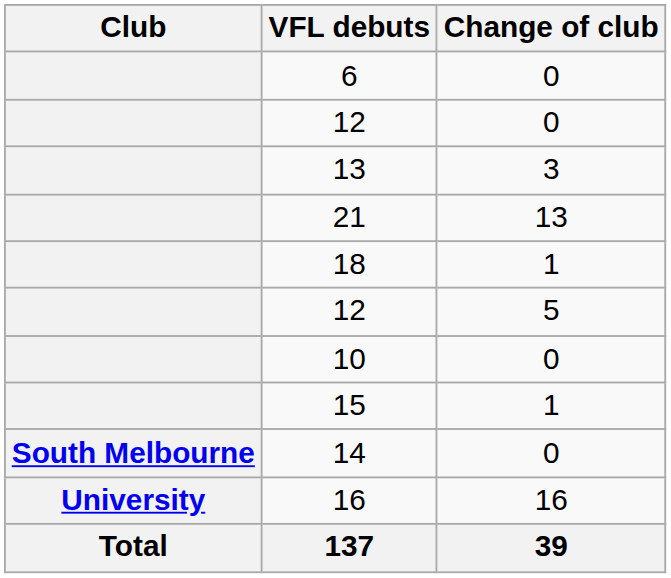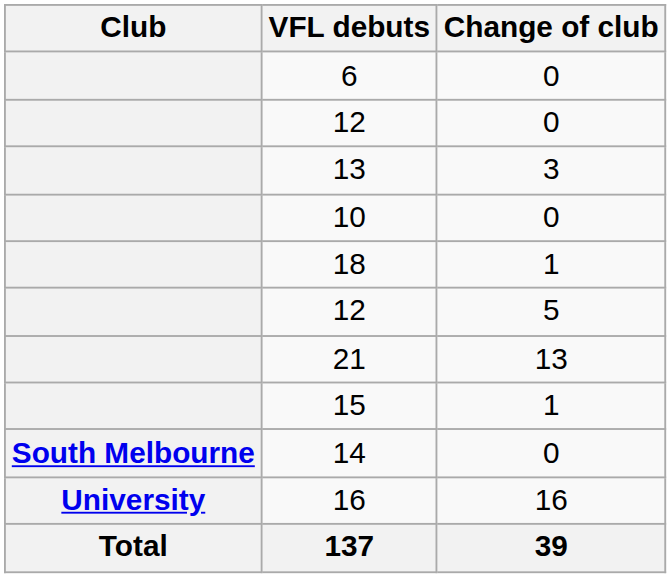rows swapped: (349, 358) <-> (349, 216)
